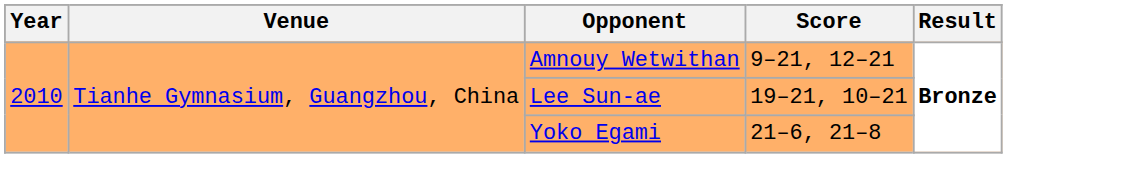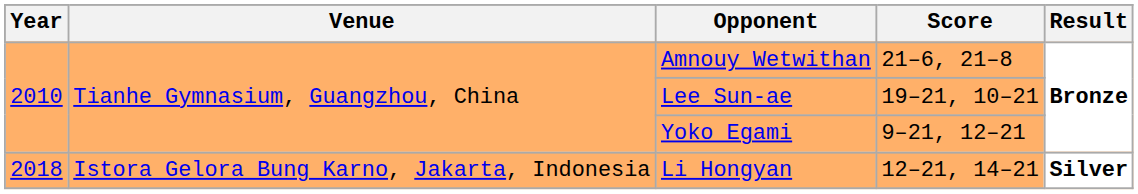(822, 60) 9–21, 12–21 -> (947, 60) 21–6, 21–8
(816, 133) 21–6, 21–8 -> (954, 133) 9–21, 12–21
+ row: (727, 170)
